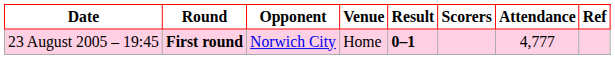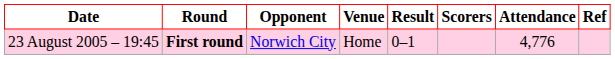(403, 41) bold -> (403, 41) normal
(537, 41) 4,777 -> (537, 41) 4,776
